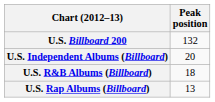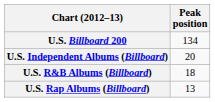(190, 40) 132 -> (190, 40) 134
